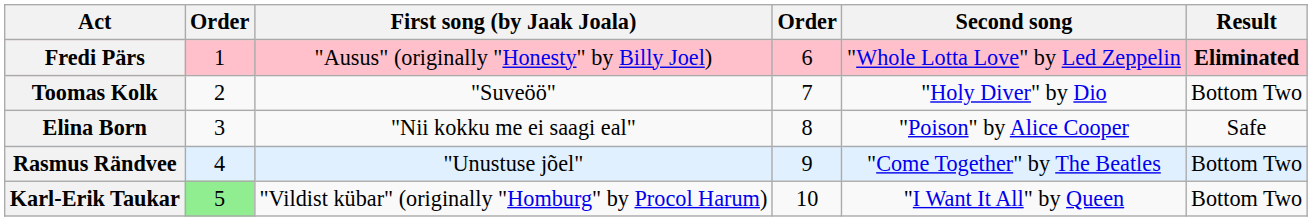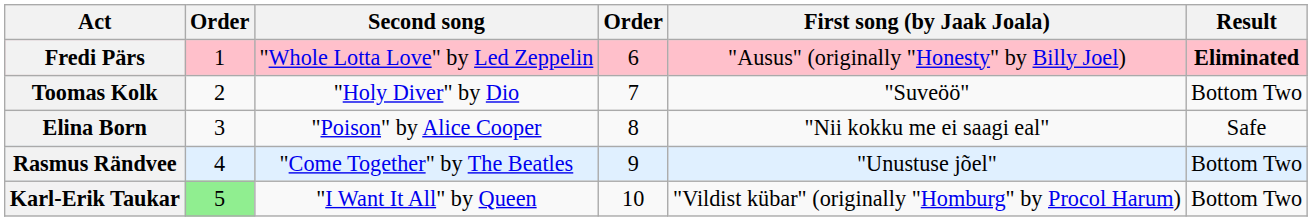columns swapped: (513, 22) <-> (1014, 22)
